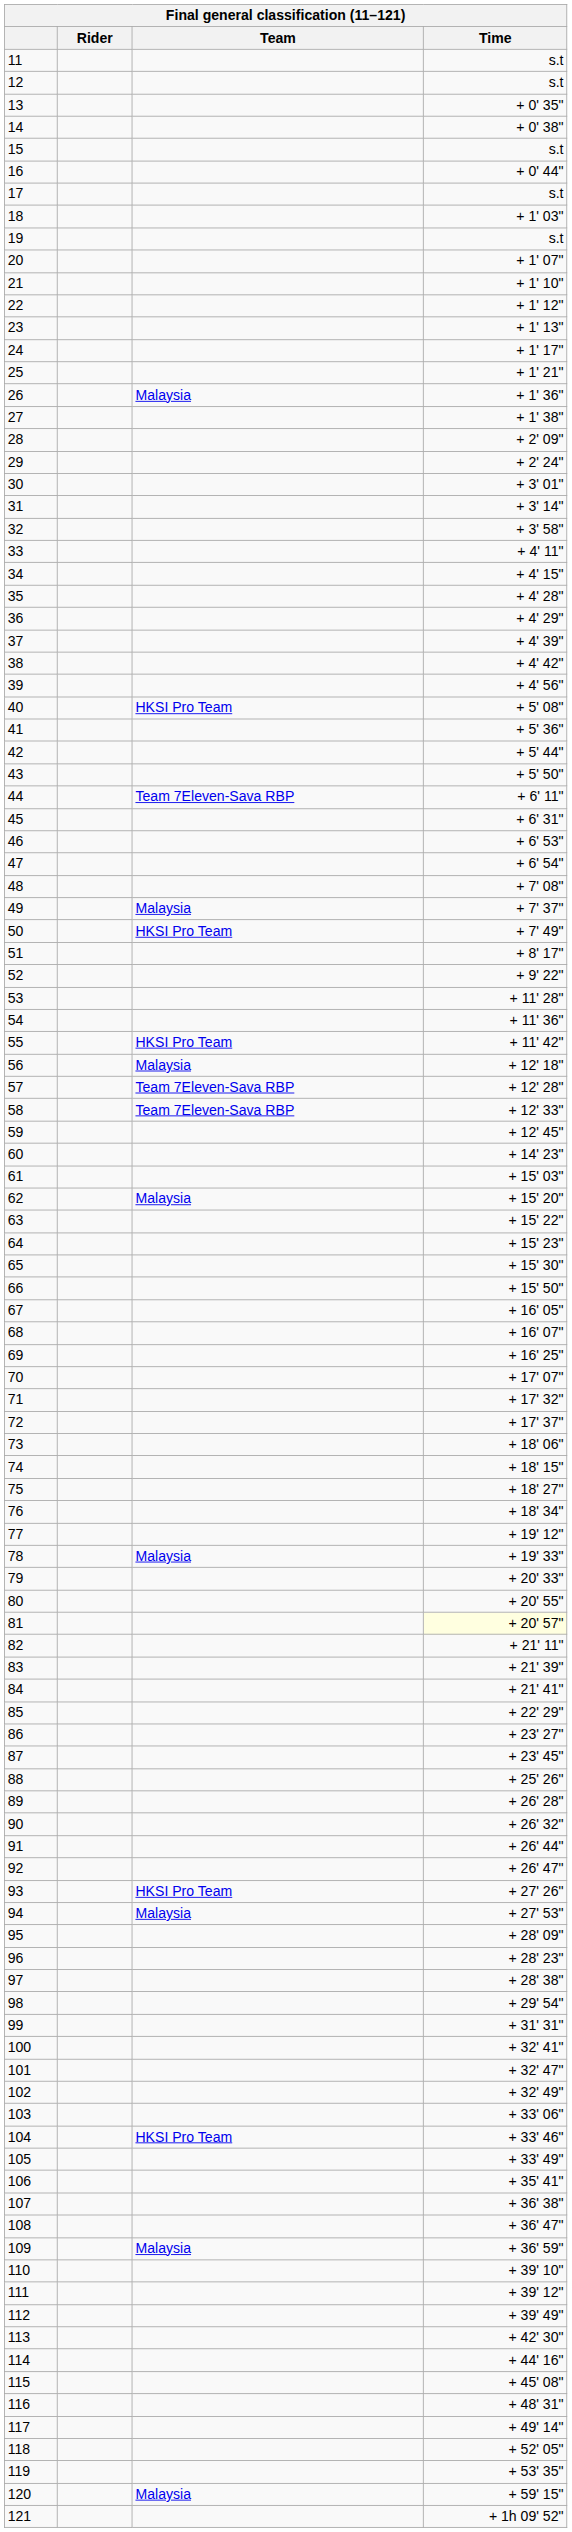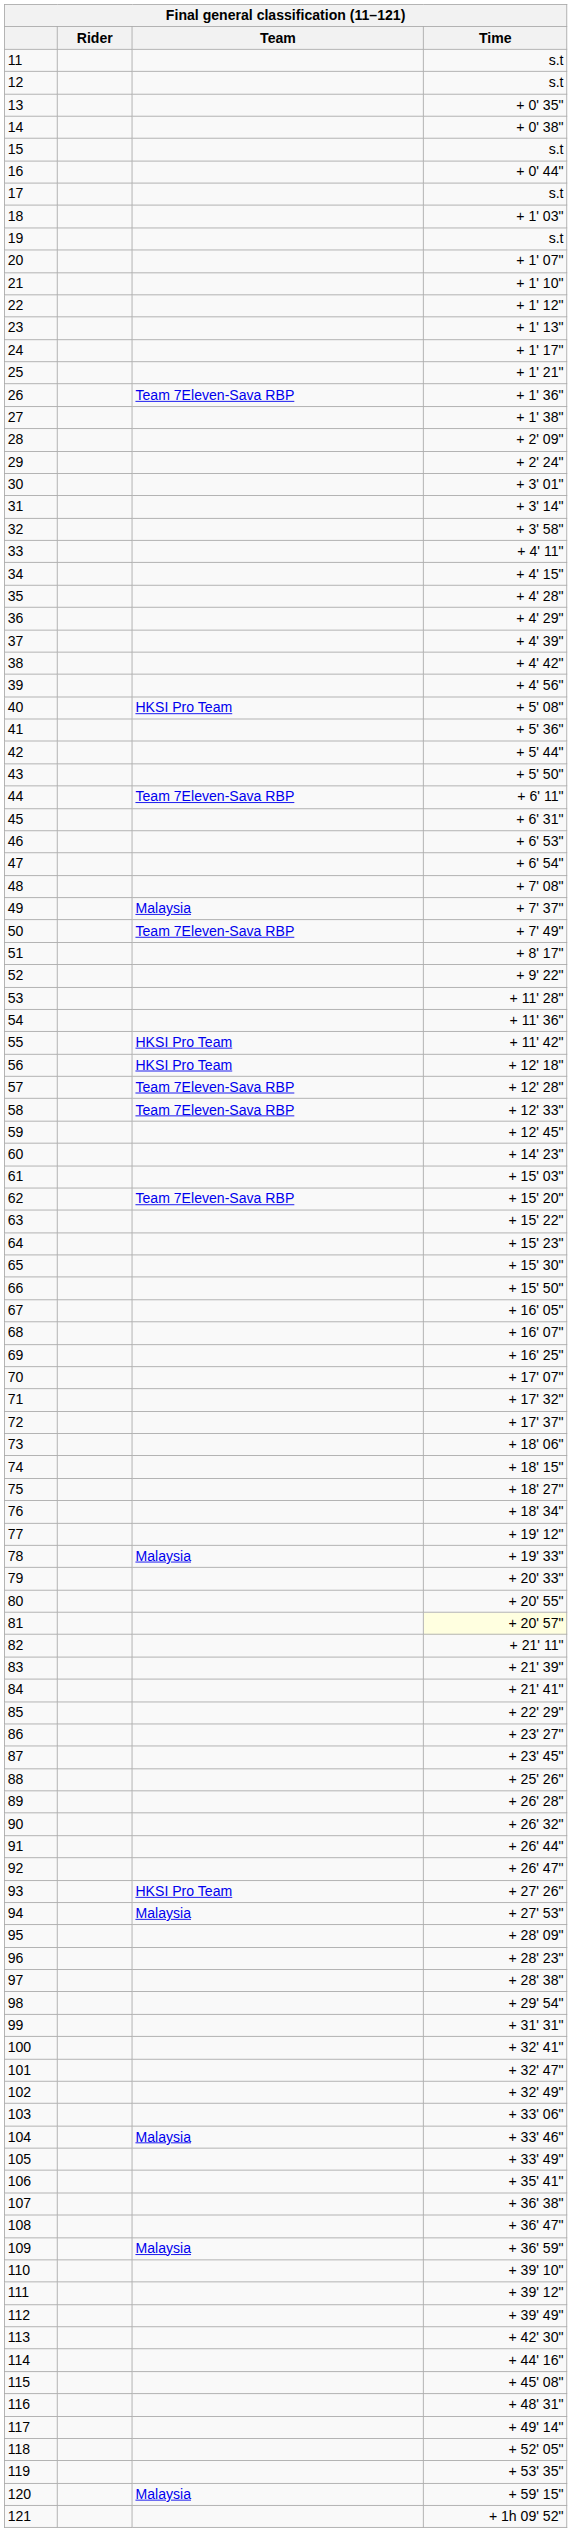(163, 395) Malaysia -> (215, 395) Team 7Eleven-Sava RBP
(184, 931) HKSI Pro Team -> (215, 931) Team 7Eleven-Sava RBP
(163, 1065) Malaysia -> (184, 1065) HKSI Pro Team
(163, 1199) Malaysia -> (215, 1199) Team 7Eleven-Sava RBP
(184, 2137) HKSI Pro Team -> (163, 2137) Malaysia
